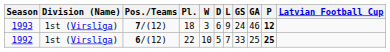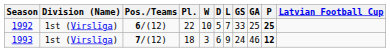rows swapped: (22, 40) <-> (22, 26)
